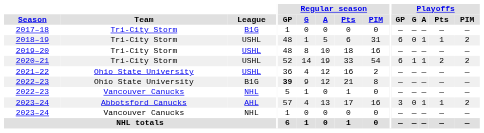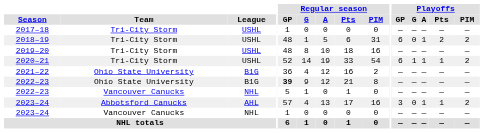(251, 30) B1G -> (251, 30) USHL
(442, 40) 1 -> (442, 40) 2
(442, 61) 2 -> (442, 61) 1
(251, 71) USHL -> (251, 71) B1G
